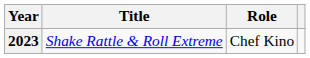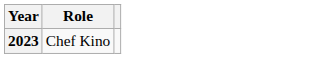- column: (134, 16)
